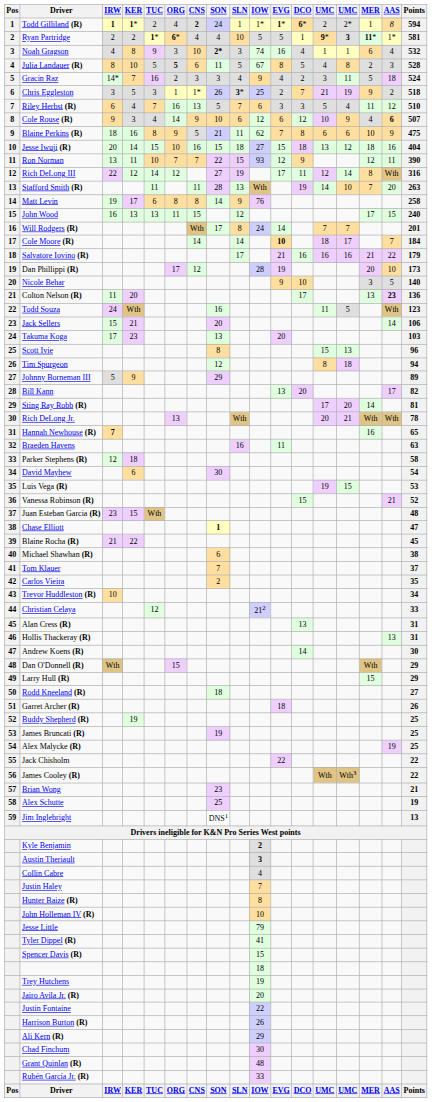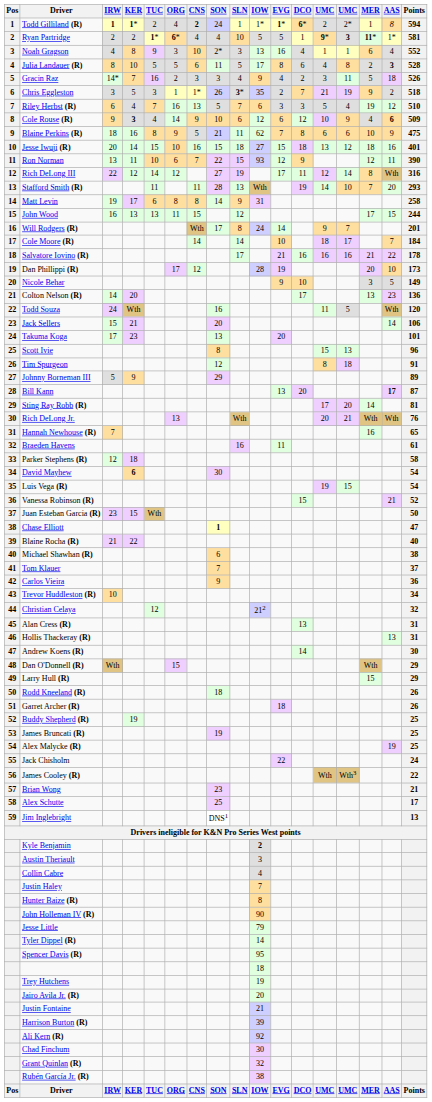(218, 52) bold -> (218, 52) normal
(260, 52) 74 -> (260, 52) 13
(414, 52) 532 -> (414, 52) 552
(176, 65) bold -> (176, 65) normal
(260, 65) 67 -> (260, 65) 17
(303, 65) 5 -> (303, 65) 6
(392, 65) normal -> (392, 65) bold
(414, 79) 524 -> (414, 79) 526
(260, 93) 25 -> (260, 93) 35
(371, 106) 11 -> (371, 106) 19
(134, 120) normal -> (134, 120) bold
(414, 120) 507 -> (414, 120) 509
(414, 147) 404 -> (414, 147) 401
(176, 161) 7 -> (176, 161) 6
(414, 188) 263 -> (414, 188) 293
(260, 201) 76 -> (260, 201) 31
(414, 215) 240 -> (414, 215) 244
(325, 229) 7 -> (325, 229) 9
(281, 242) bold -> (281, 242) normal
(414, 256) 179 -> (414, 256) 178
(414, 283) 140 -> (414, 283) 149
(113, 296) 11 -> (113, 296) 14
(392, 296) bold -> (392, 296) normal
(414, 310) 123 -> (414, 310) 120
(414, 337) 103 -> (414, 337) 101
(414, 364) 94 -> (414, 364) 91
(392, 392) normal -> (392, 392) bold
(414, 392) 82 -> (414, 392) 87
(414, 419) 78 -> (414, 419) 76
(113, 432) bold -> (113, 432) normal
(414, 446) 63 -> (414, 446) 61
(134, 473) normal -> (134, 473) bold
(414, 487) 53 -> (414, 487) 54
(414, 514) 48 -> (414, 514) 50
(414, 541) 45 -> (414, 541) 40
(218, 582) 2 -> (218, 582) 9
(414, 582) 35 -> (414, 582) 36
(414, 610) 33 -> (414, 610) 32
(414, 693) 27 -> (414, 693) 26
(414, 761) 22 -> (414, 761) 24
(414, 803) 19 -> (414, 803) 17
(260, 860) bold -> (260, 860) normal
(260, 914) 10 -> (260, 914) 90
(260, 941) 41 -> (260, 941) 14
(260, 955) 15 -> (260, 955) 95
(260, 1009) 22 -> (260, 1009) 21
(260, 1023) 26 -> (260, 1023) 39
(260, 1036) 29 -> (260, 1036) 92
(260, 1063) 48 -> (260, 1063) 32
(260, 1077) 33 -> (260, 1077) 38
